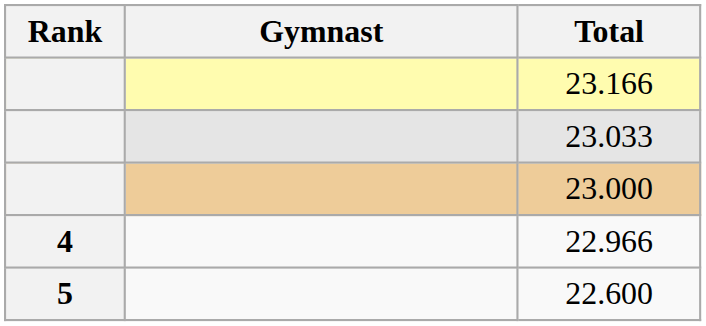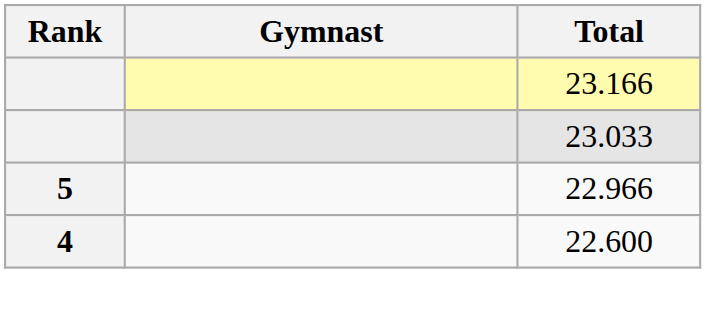- row: (609, 188)
(65, 241) 4 -> (65, 188) 5
(65, 294) 5 -> (65, 241) 4
